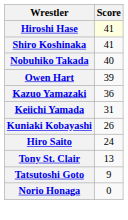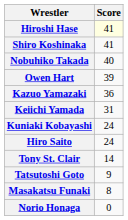(109, 126) 26 -> (109, 126) 24
(109, 158) 13 -> (109, 158) 14
+ row: (49, 191)
